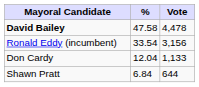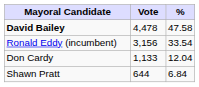columns swapped: (177, 12) <-> (145, 12)
